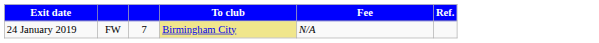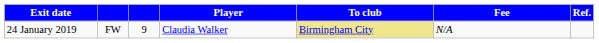+ column: (228, 12)
(144, 29) 7 -> (144, 29) 9
